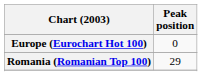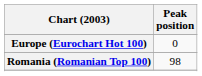(175, 61) 29 -> (175, 61) 98
